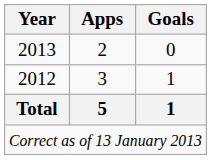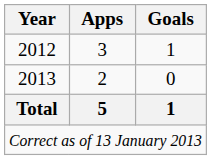rows swapped: (37, 79) <-> (37, 49)
